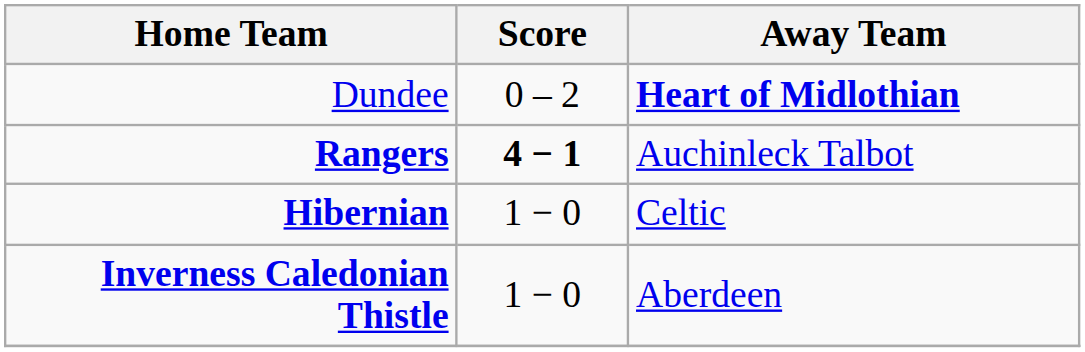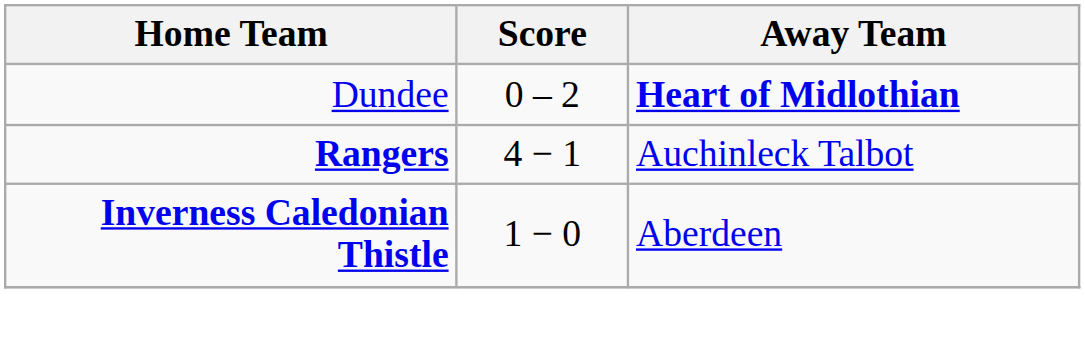(542, 153) bold -> (542, 153) normal
- row: (366, 213)
